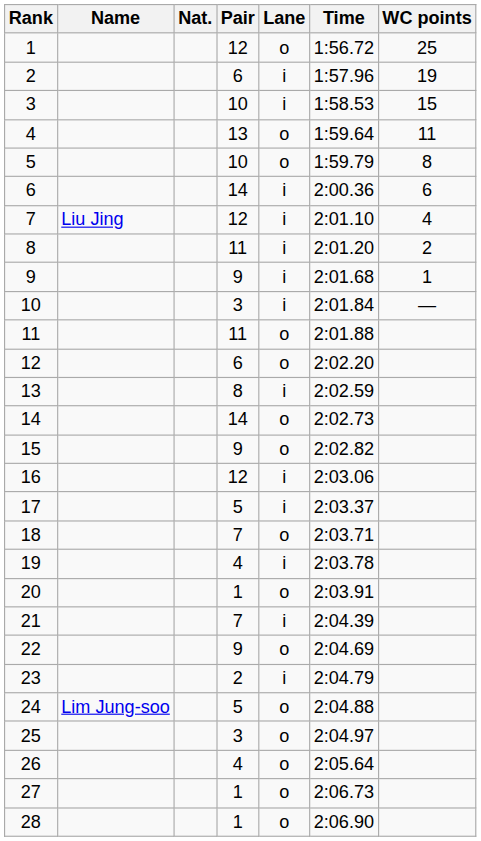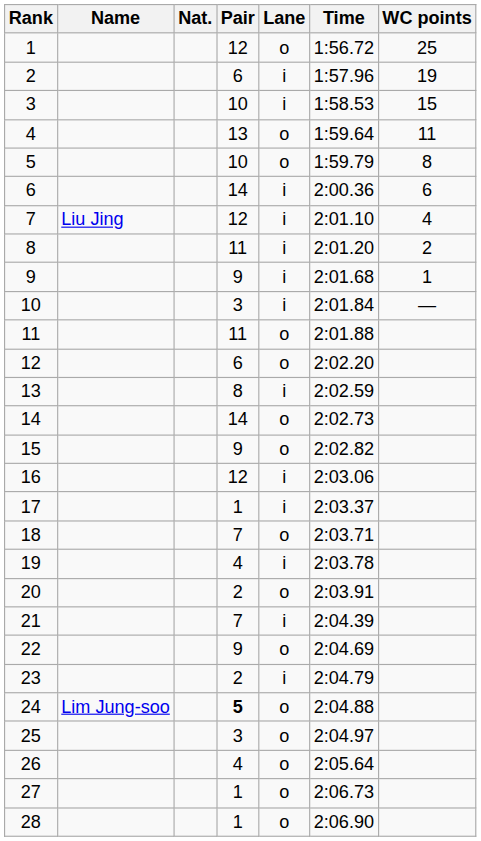(238, 506) 5 -> (238, 506) 1
(238, 592) 1 -> (238, 592) 2
(238, 707) normal -> (238, 707) bold
